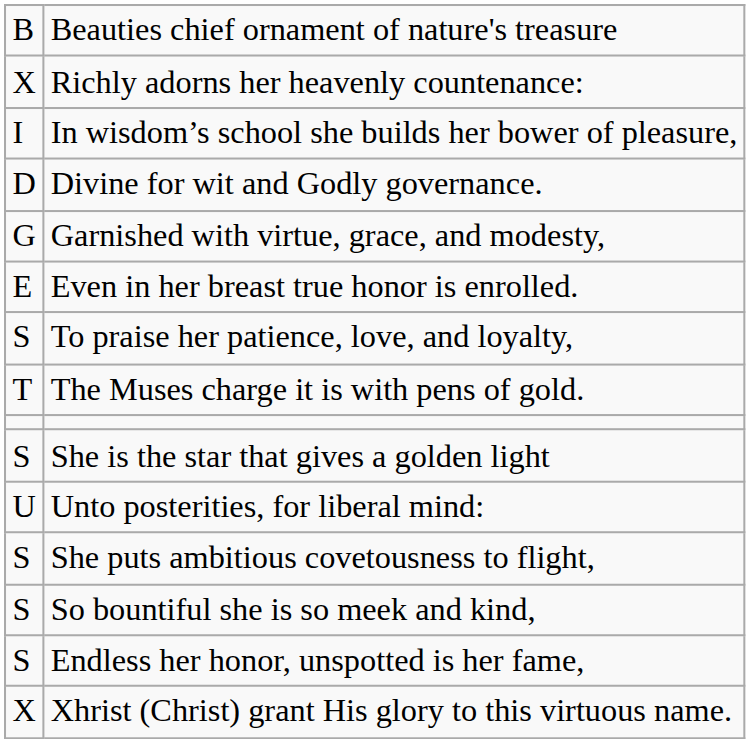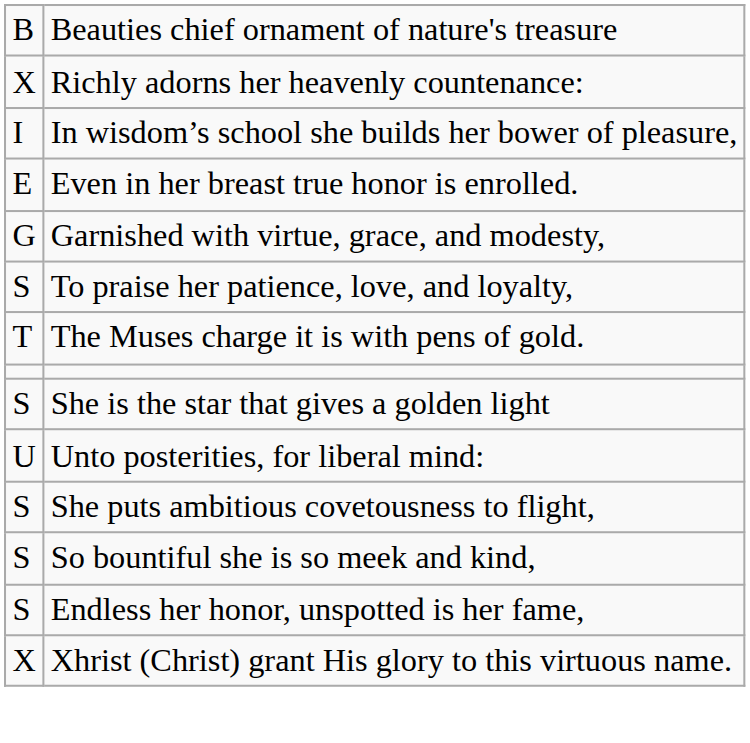- row: (297, 183)
rows swapped: (328, 235) <-> (315, 286)
